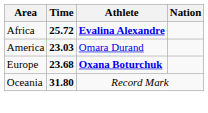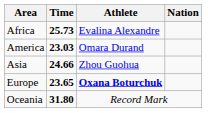(62, 30) 25.72 -> (62, 30) 25.73
(122, 30) bold -> (119, 30) normal
+ row: (17, 64)
(62, 64) 23.68 -> (62, 82) 23.65
